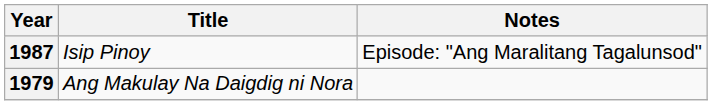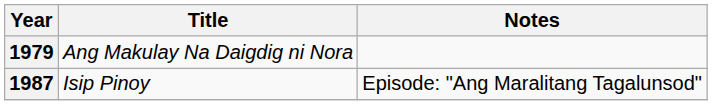rows swapped: (31, 83) <-> (31, 52)
